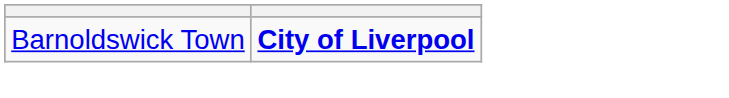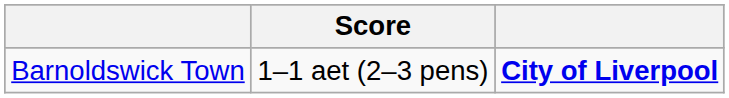+ column: (373, 26)
